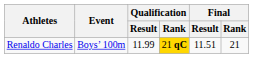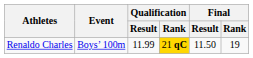(205, 45) 11.51 -> (205, 45) 11.50
(235, 45) 21 -> (235, 45) 19
